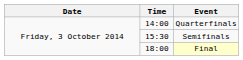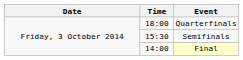(157, 23) 14:00 -> (157, 23) 18:00
(157, 49) 18:00 -> (157, 49) 14:00
